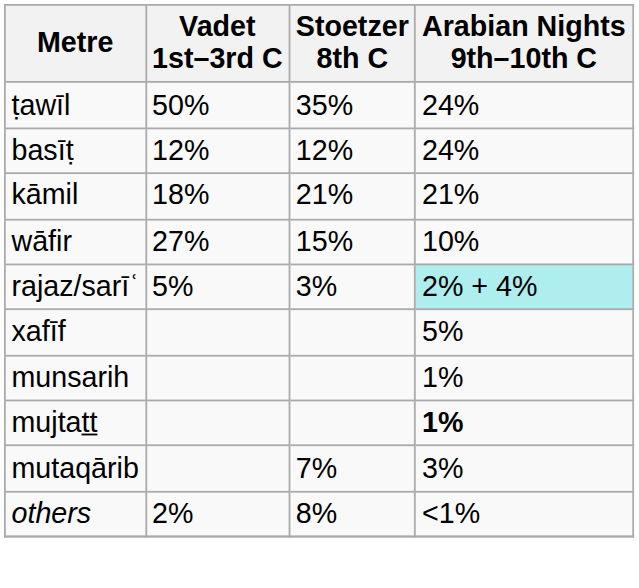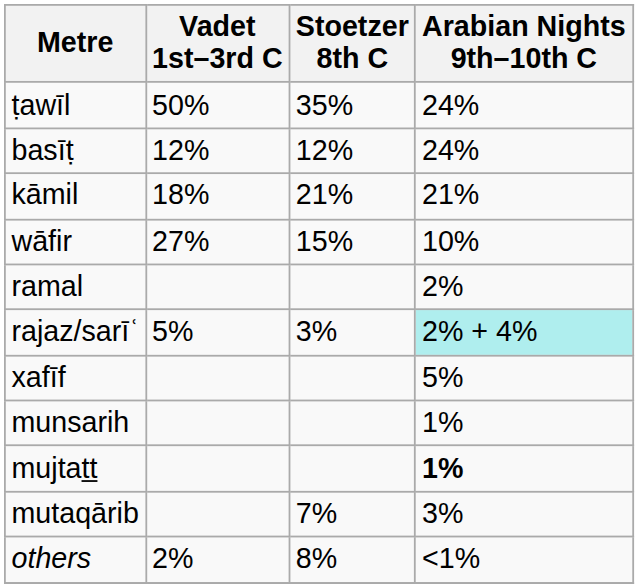+ row: (47, 286)
